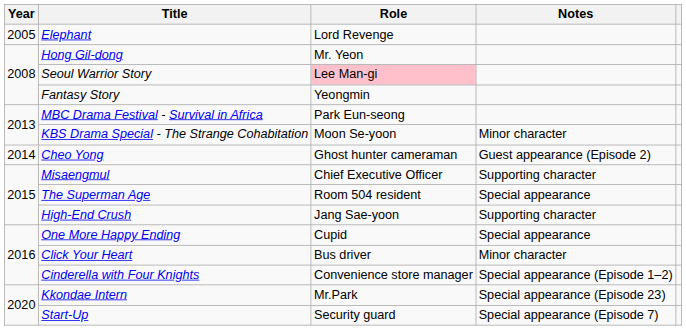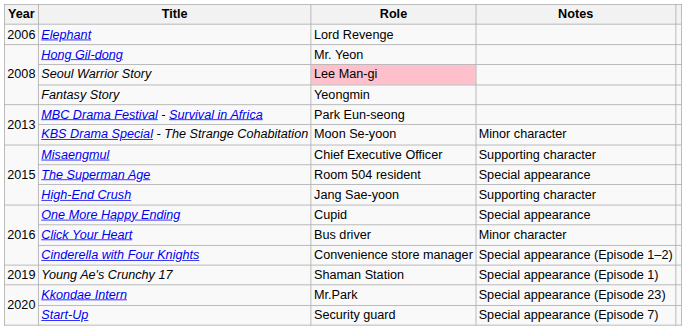(21, 34) 2005 -> (21, 34) 2006
- row: (72, 154)
+ row: (107, 275)
